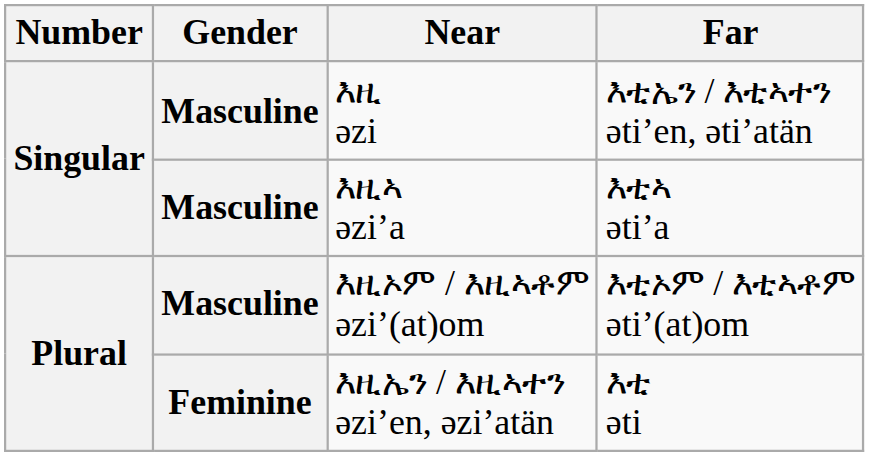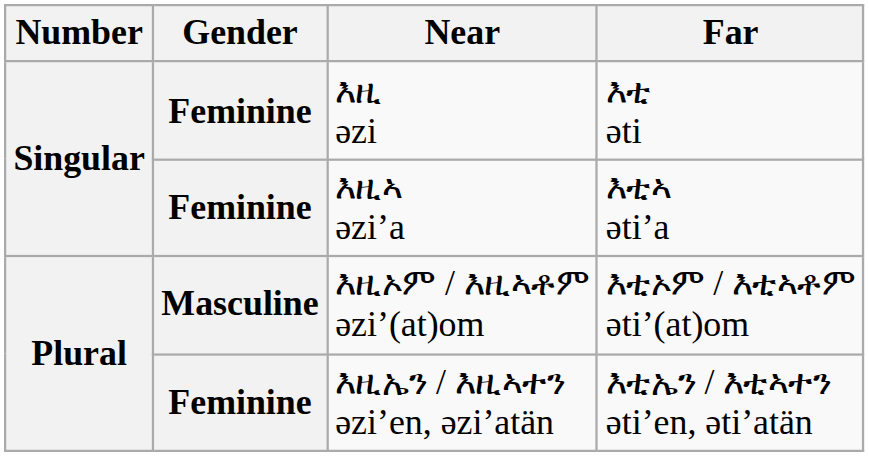(240, 109) Masculine -> (240, 109) Feminine
(718, 109) እቲኤን / እቲኣተን ǝti’en, ǝti’atän -> (628, 109) እቲ ǝti
(240, 207) Masculine -> (240, 207) Feminine
(628, 401) እቲ ǝti -> (718, 401) እቲኤን / እቲኣተን ǝti’en, ǝti’atän
